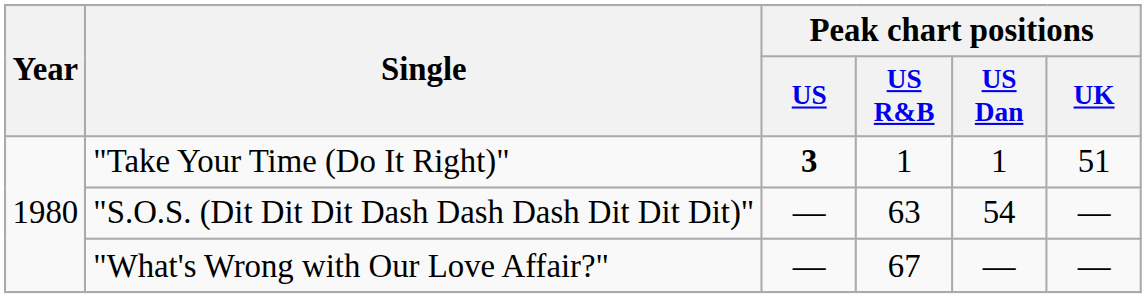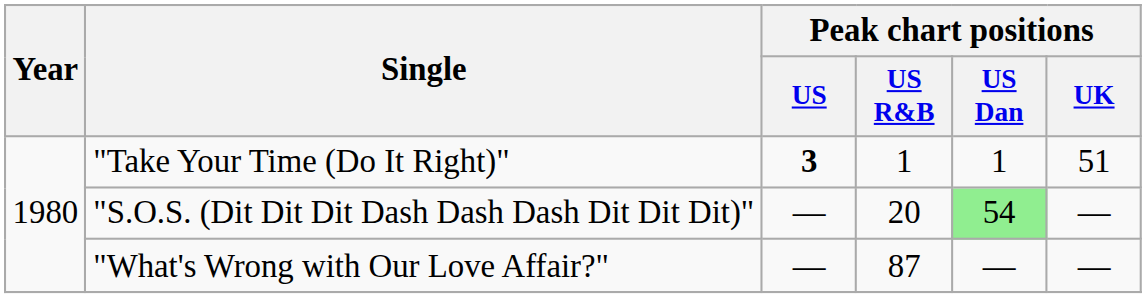(904, 213) 63 -> (904, 213) 20
(999, 213) no background -> (999, 213) lightgreen background
(904, 265) 67 -> (904, 265) 87
